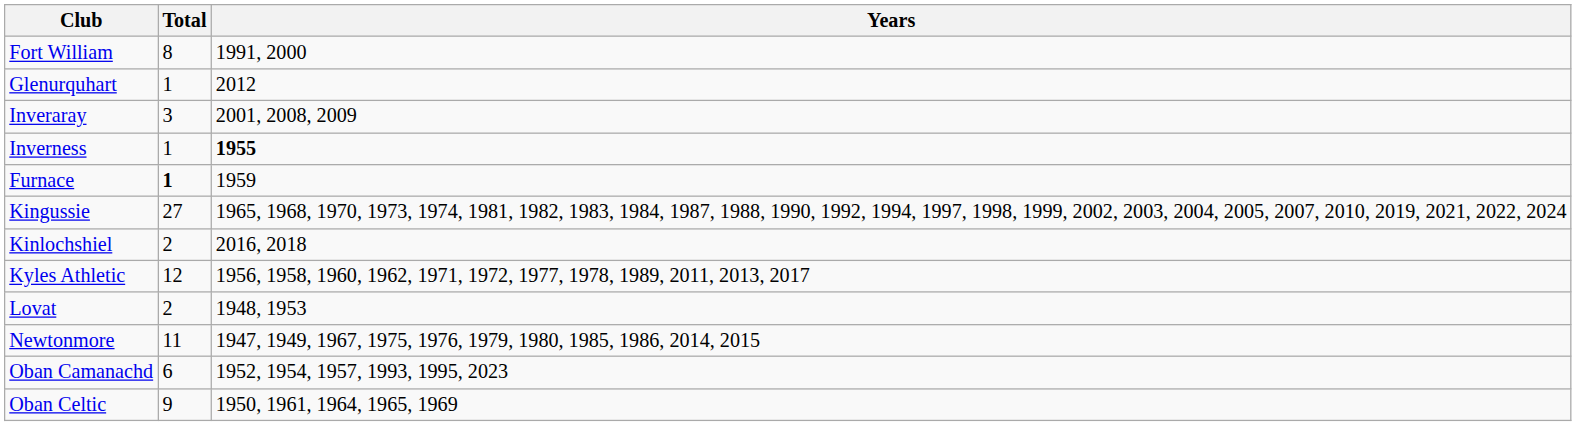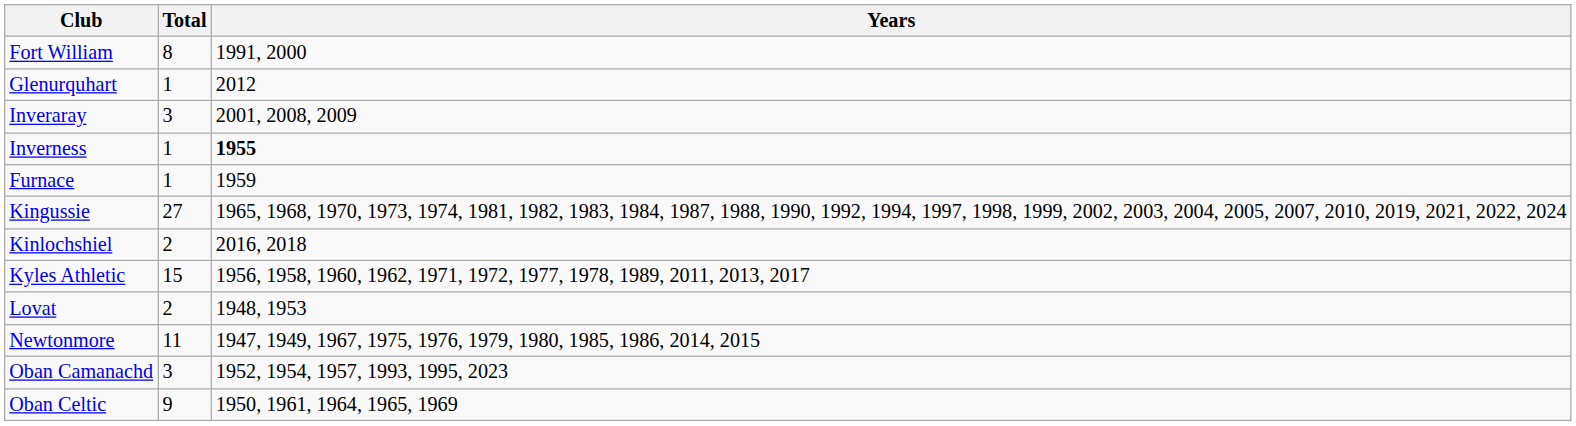(167, 180) bold -> (167, 180) normal
(173, 276) 12 -> (173, 276) 15
(167, 372) 6 -> (167, 372) 3
